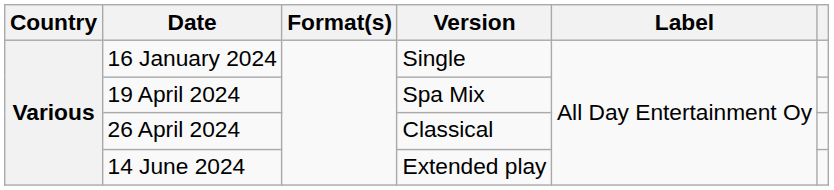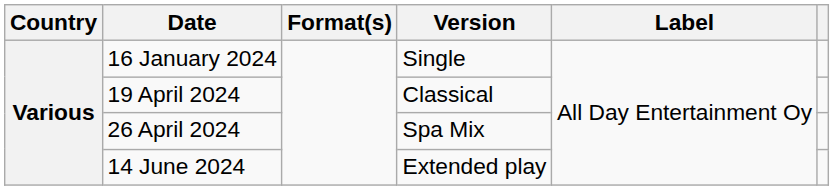(444, 94) Spa Mix -> (448, 94) Classical
(448, 130) Classical -> (444, 130) Spa Mix
